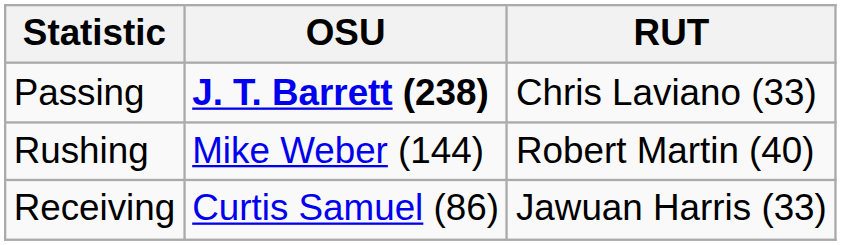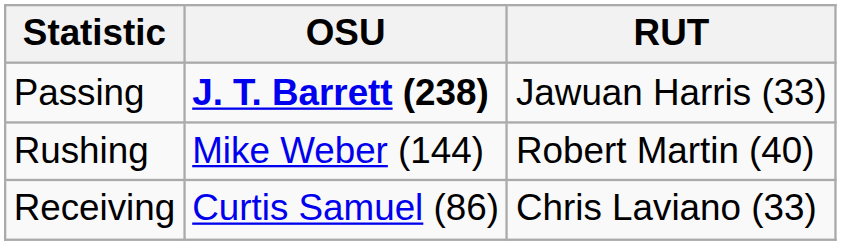(666, 92) Chris Laviano (33) -> (671, 92) Jawuan Harris (33)
(671, 208) Jawuan Harris (33) -> (666, 208) Chris Laviano (33)
